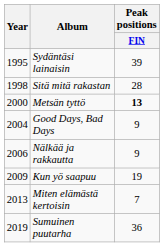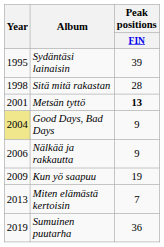(17, 102) 2000 -> (17, 102) 2001
(17, 125) no background -> (17, 125) khaki background
